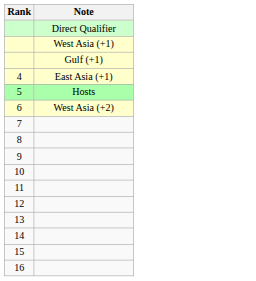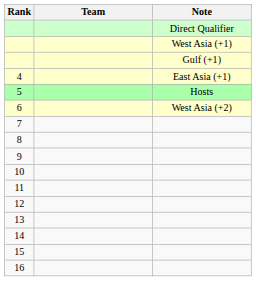+ column: (93, 12)
